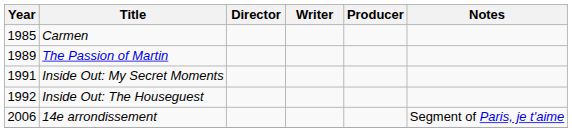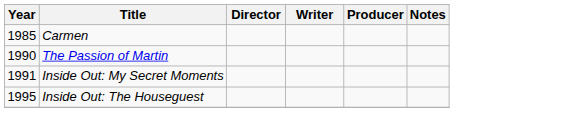(22, 55) 1989 -> (22, 55) 1990
(22, 96) 1992 -> (22, 96) 1995
- row: (99, 117)
